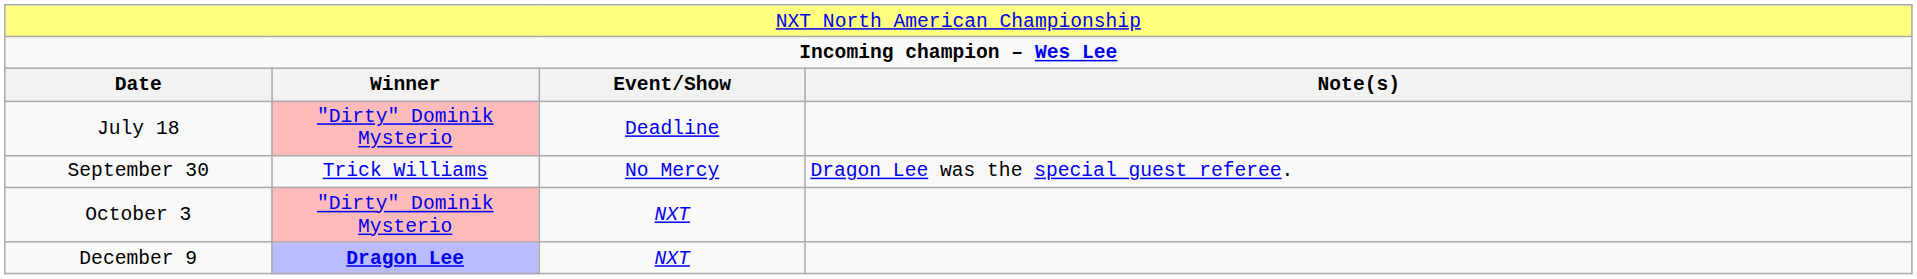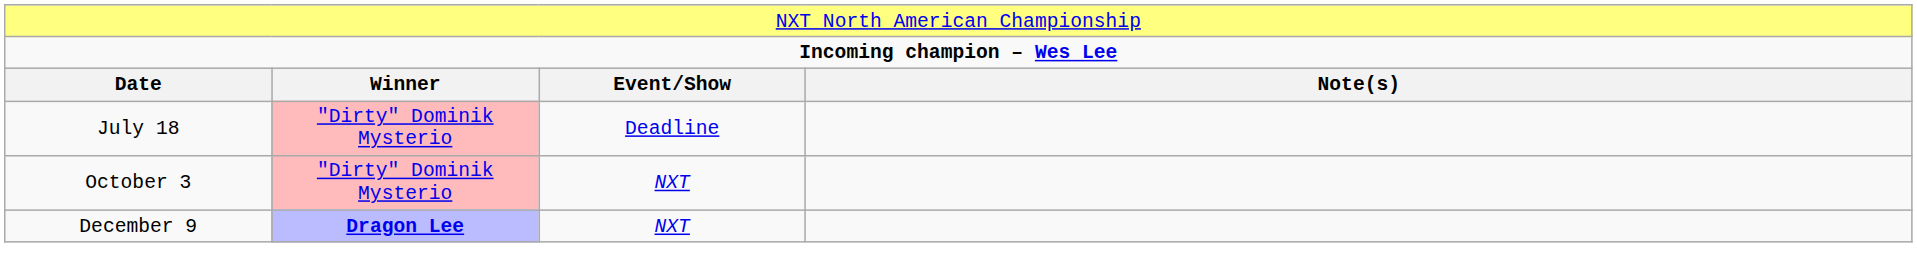- row: (138, 171)
